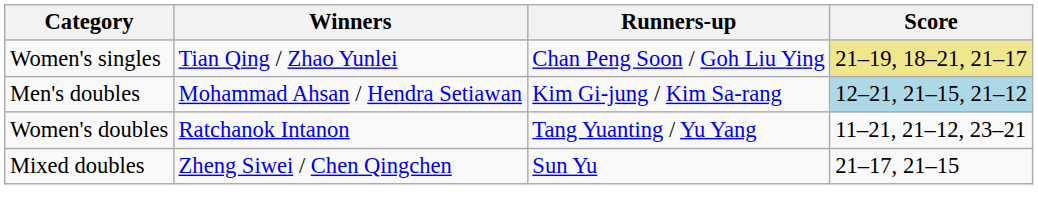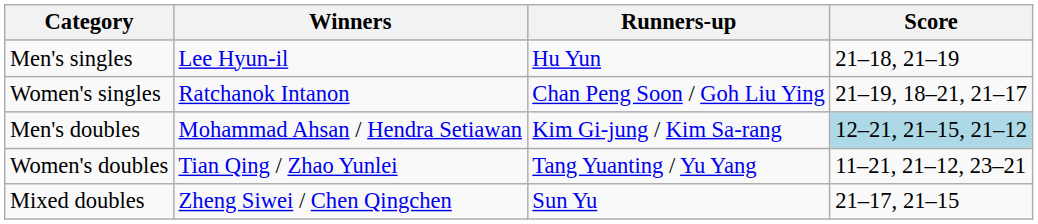+ row: (71, 58)
(288, 58) Tian Qing / Zhao Yunlei -> (264, 93) Ratchanok Intanon
(931, 58) khaki background -> (931, 93) no background
(264, 129) Ratchanok Intanon -> (288, 165) Tian Qing / Zhao Yunlei
